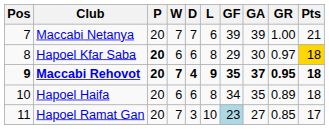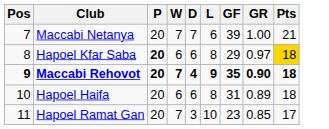- column: (256, 14)
(283, 74) 0.95 -> (259, 74) 0.90
(233, 94) 34 -> (233, 94) 31
(233, 114) lightblue background -> (233, 114) no background
